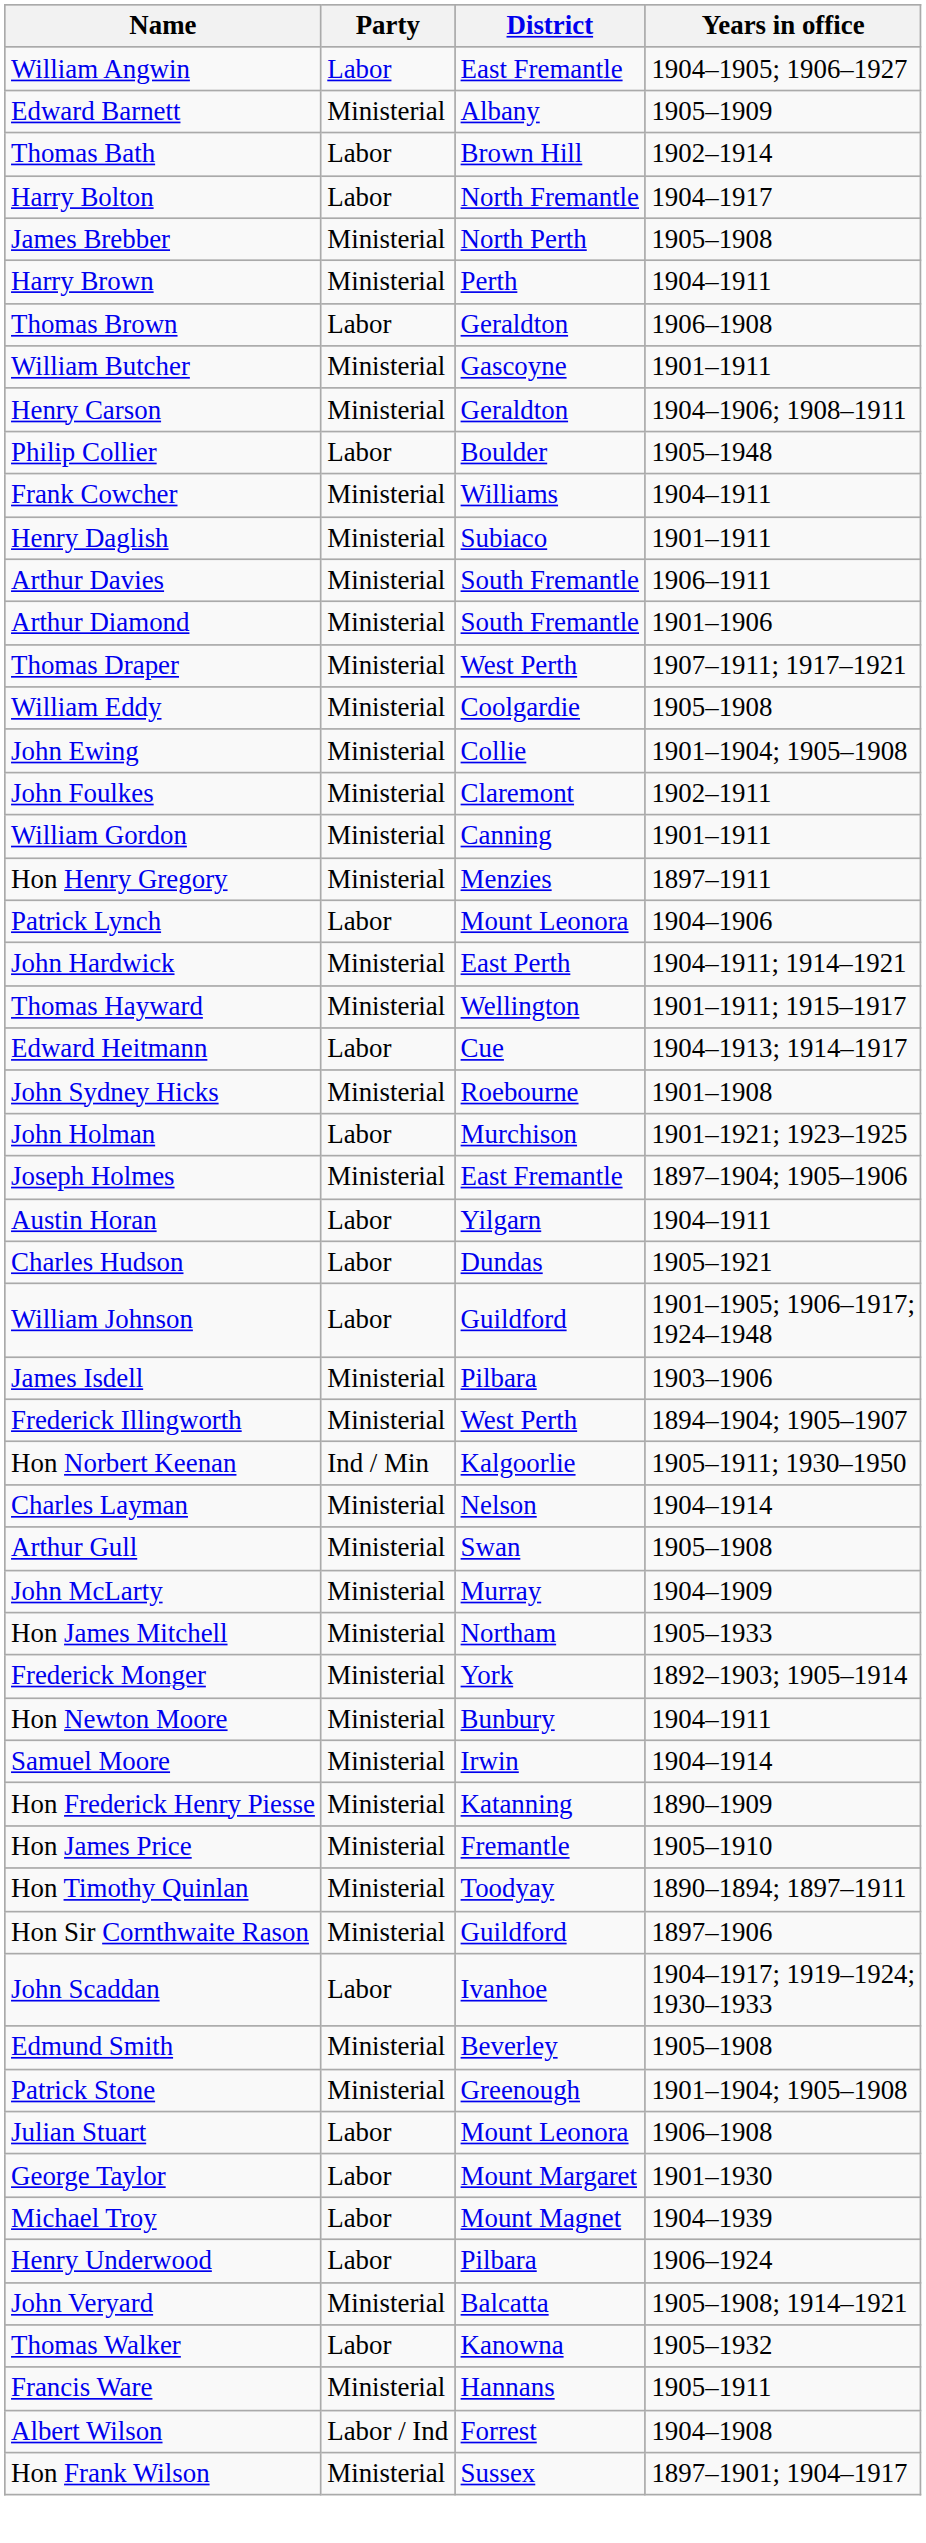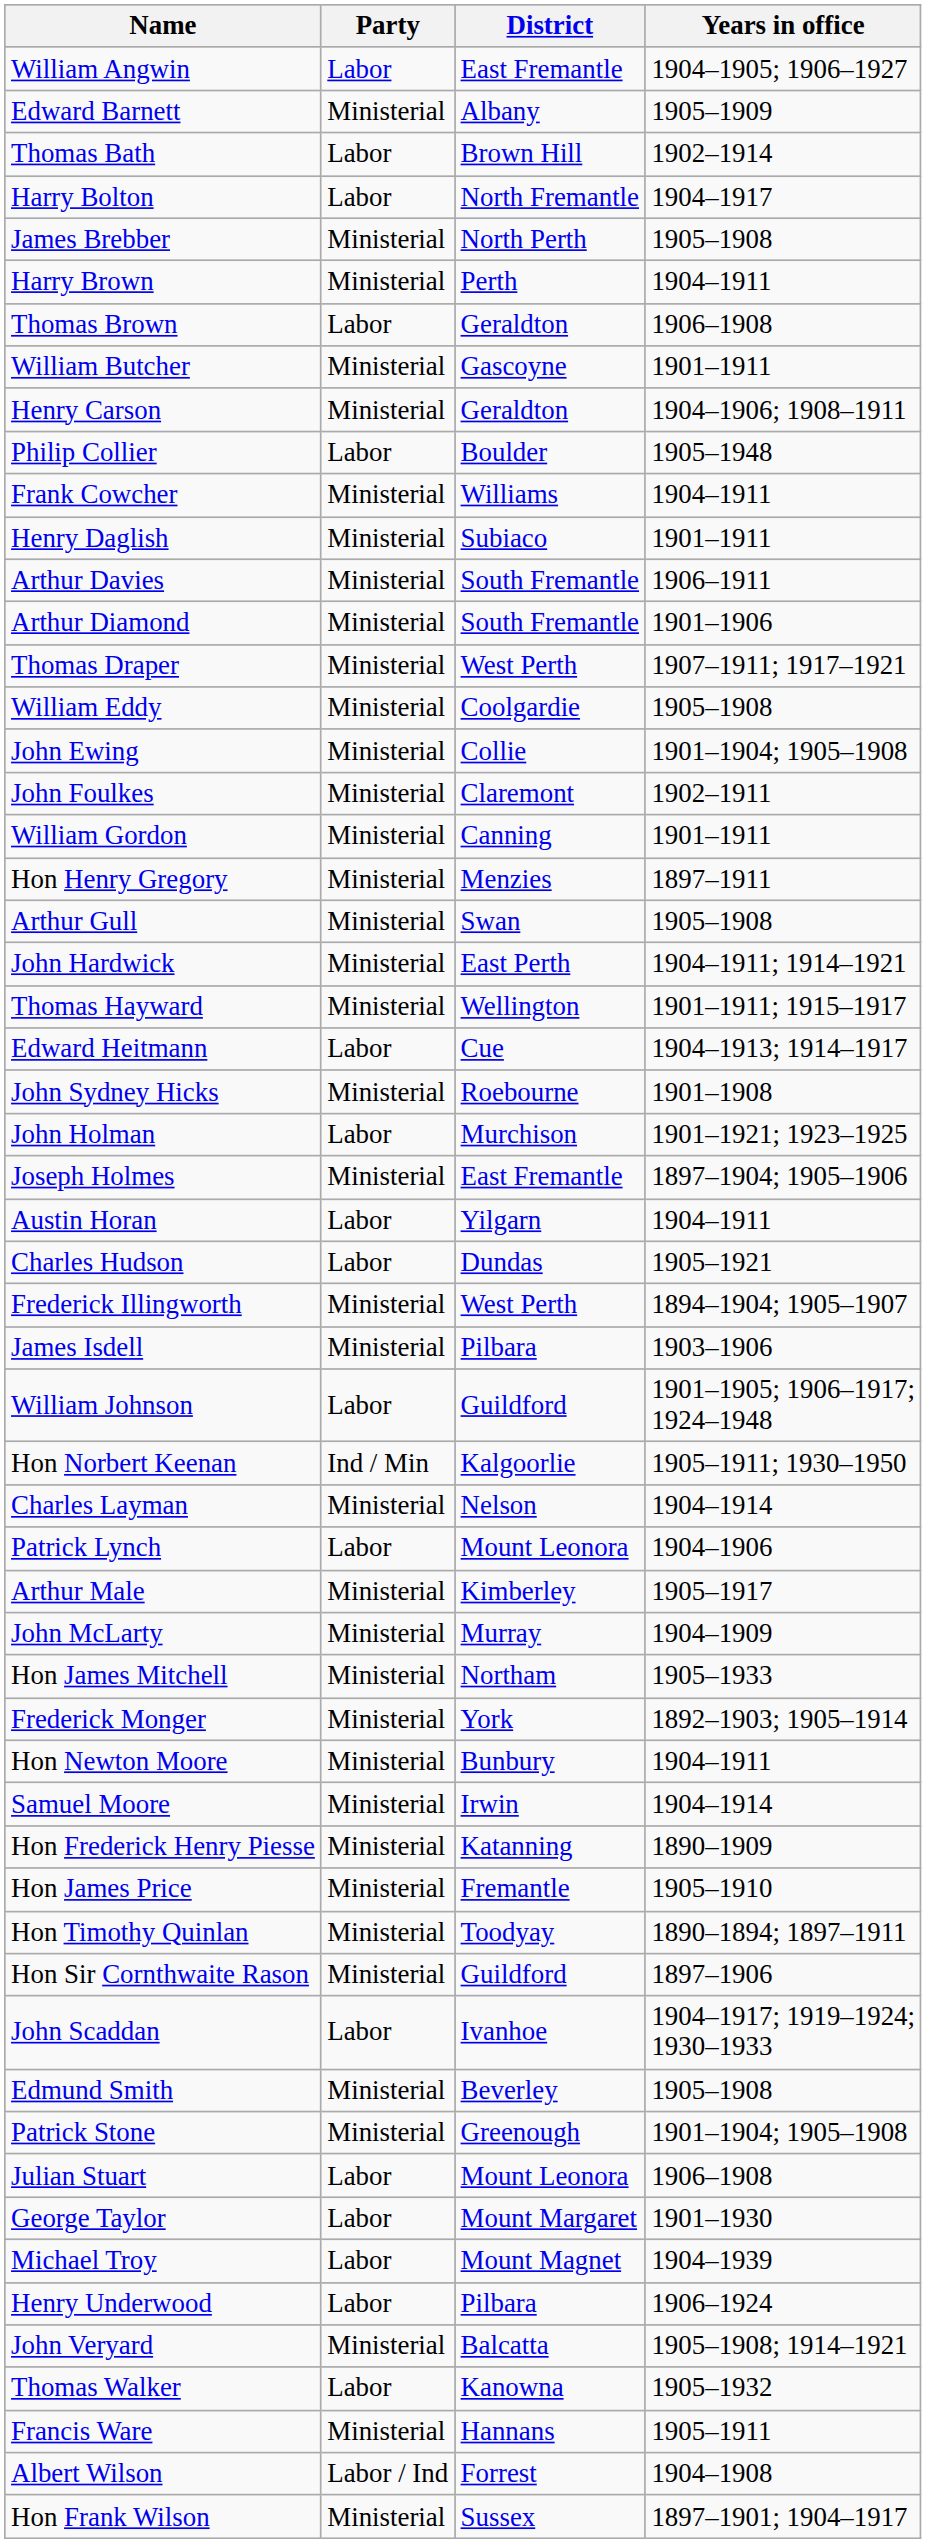rows swapped: (74, 1548) <-> (86, 921)
rows swapped: (126, 1420) <-> (102, 1319)
+ row: (78, 1590)
